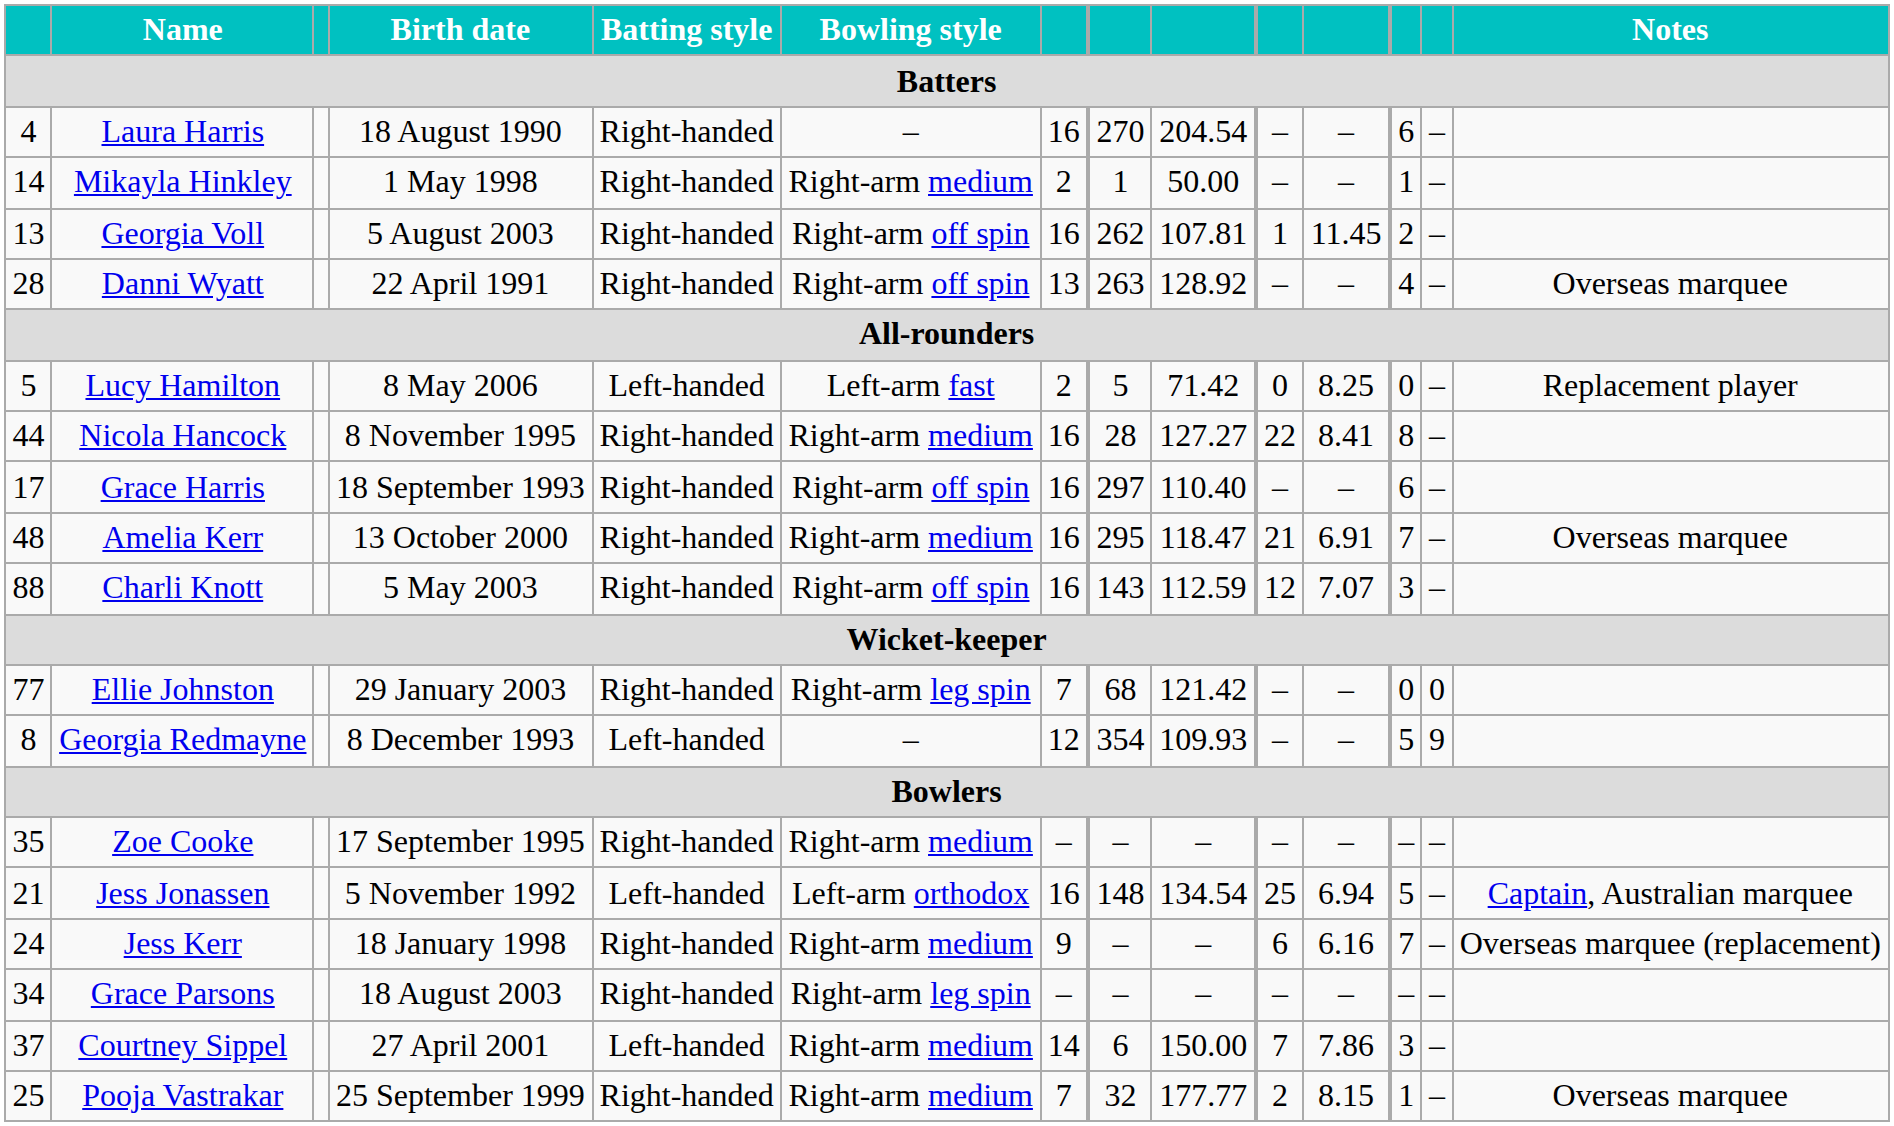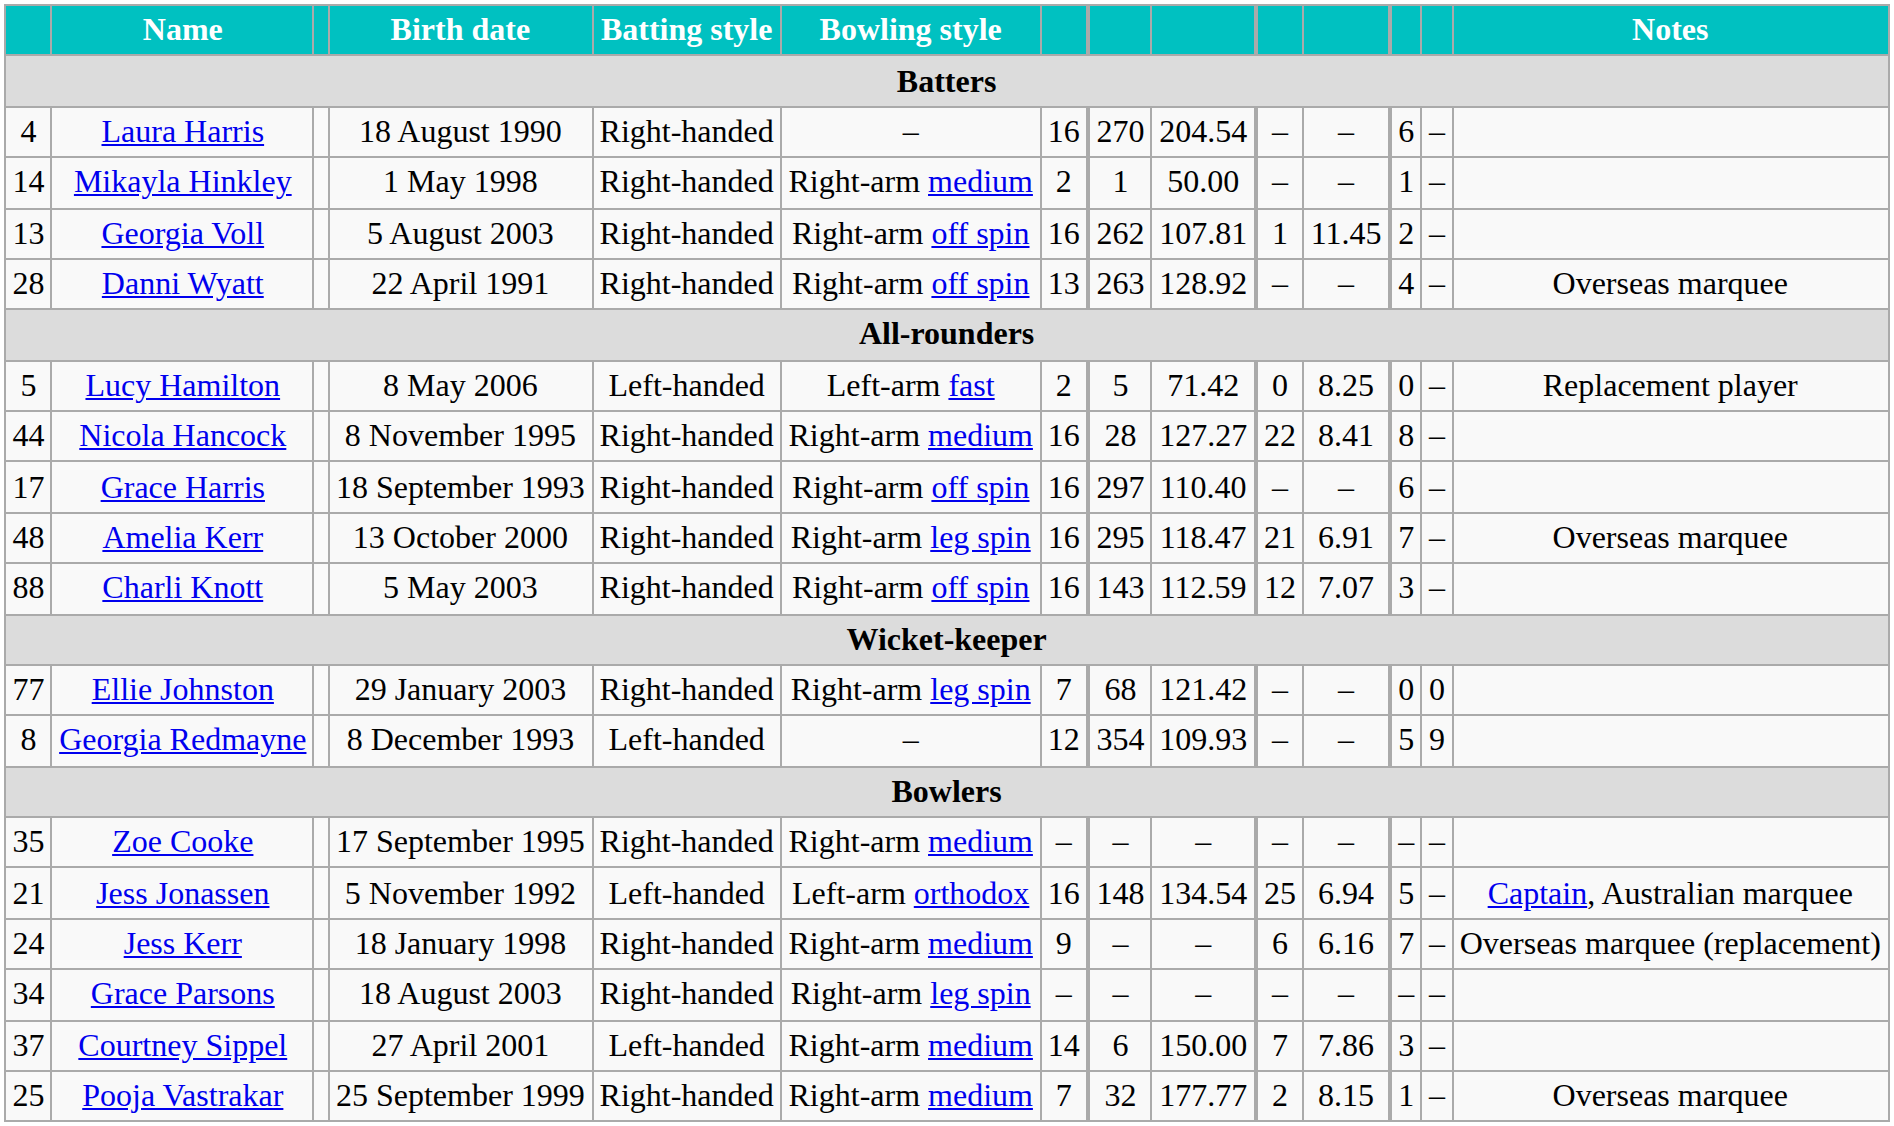(911, 537) Right-arm medium -> (911, 537) Right-arm leg spin
